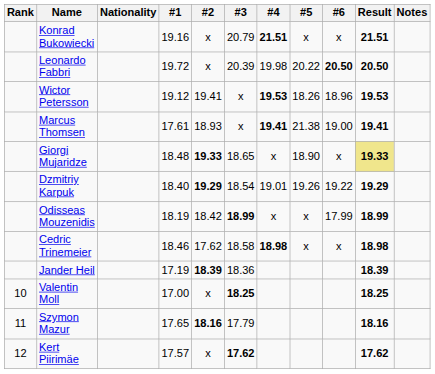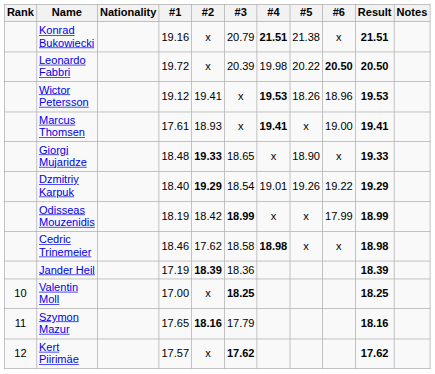(306, 36) x -> (306, 36) 21.38
(306, 126) 21.38 -> (306, 126) x
(375, 156) khaki background -> (375, 156) no background
